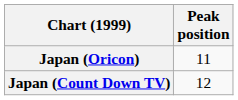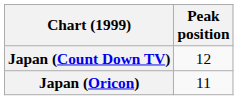rows swapped: (89, 58) <-> (89, 82)
